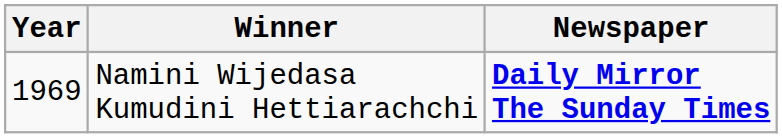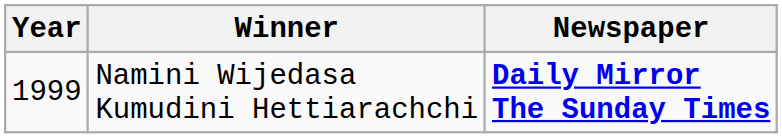(47, 93) 1969 -> (47, 93) 1999
